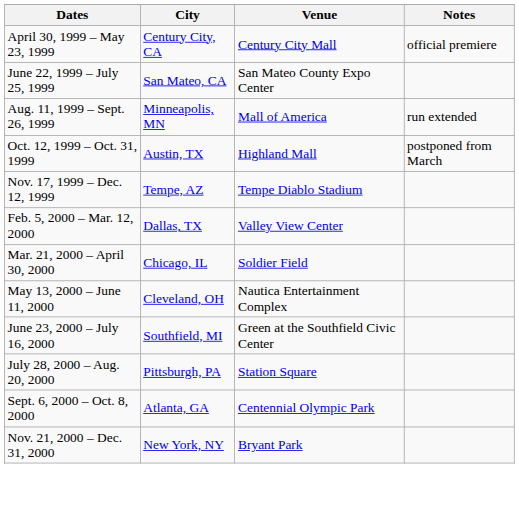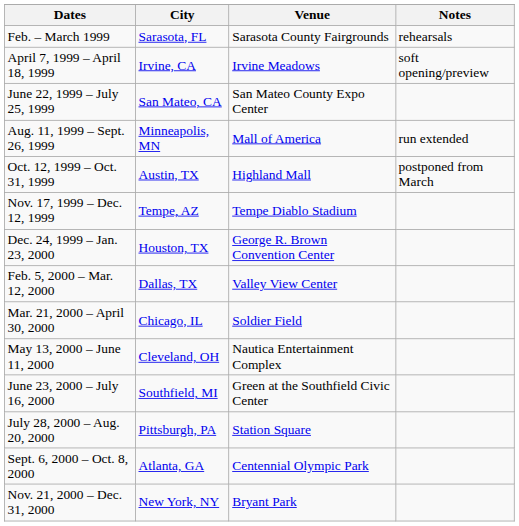+ row: (59, 36)
+ row: (64, 65)
- row: (66, 44)
+ row: (63, 247)
